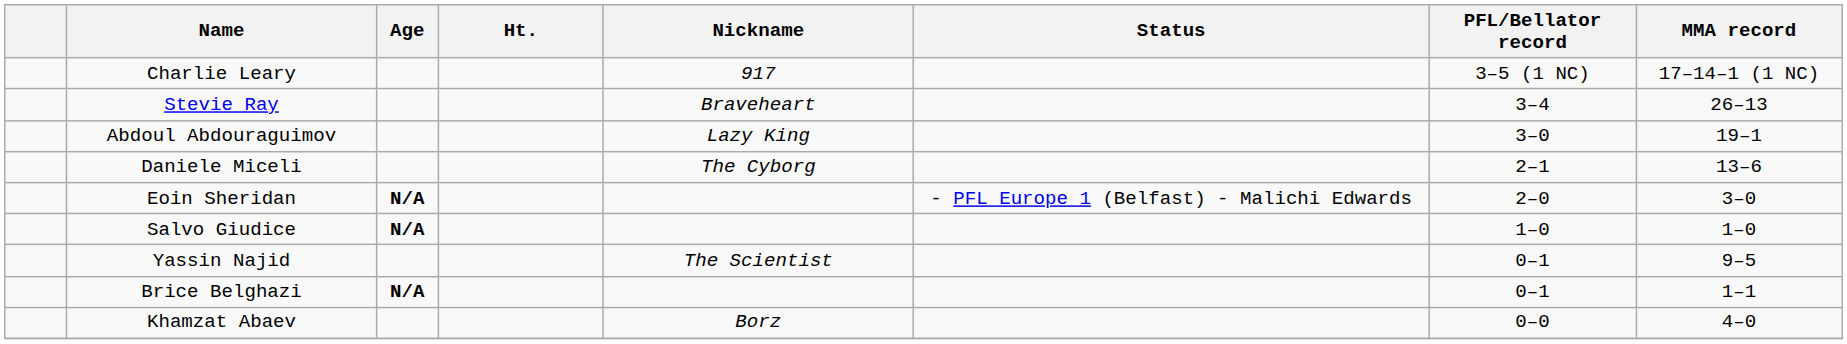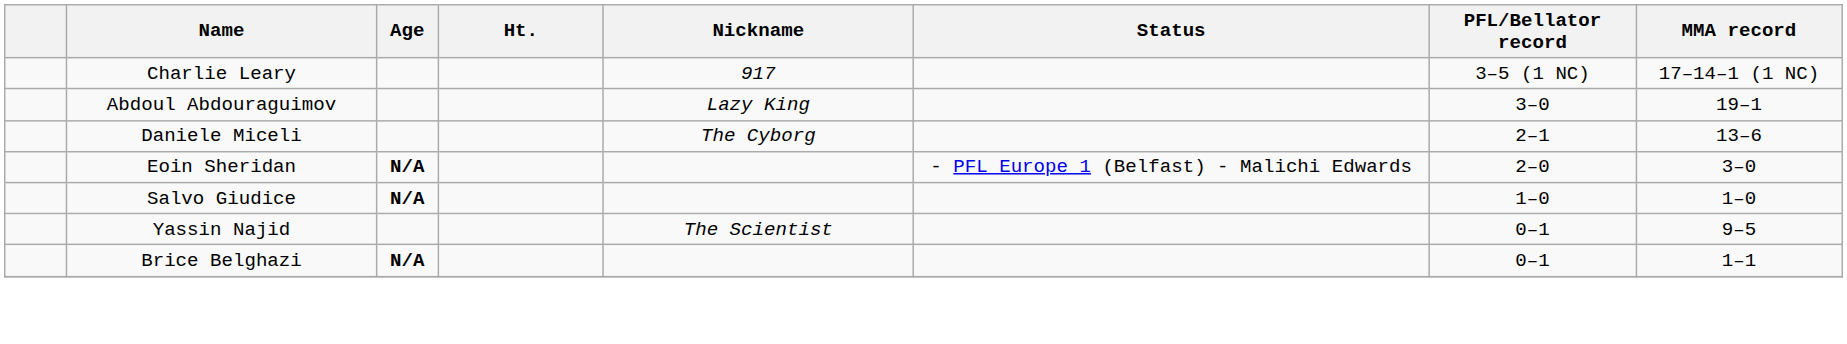- row: (222, 105)
- row: (222, 323)
